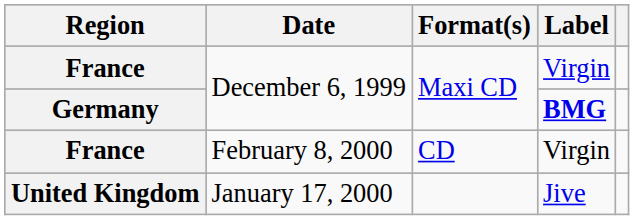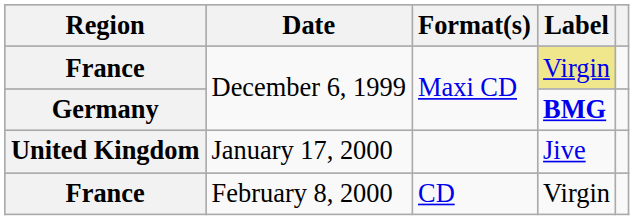(577, 67) no background -> (577, 67) khaki background
rows swapped: (105, 192) <-> (105, 151)
